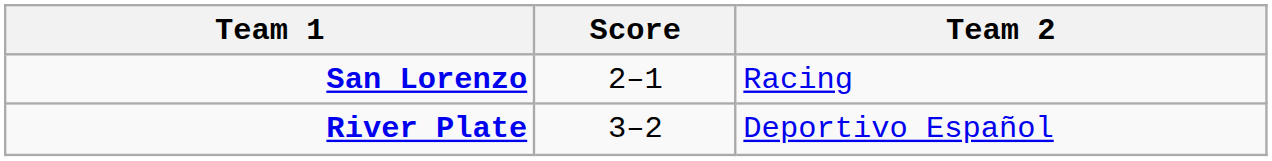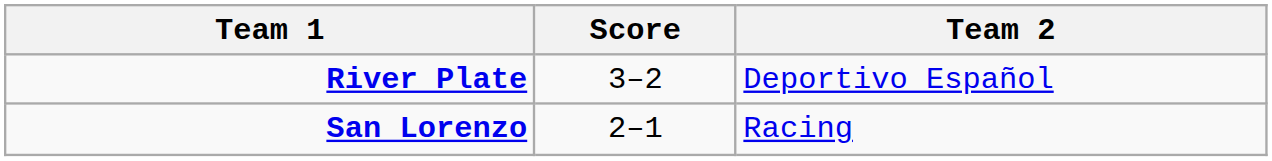rows swapped: (427, 129) <-> (427, 80)
